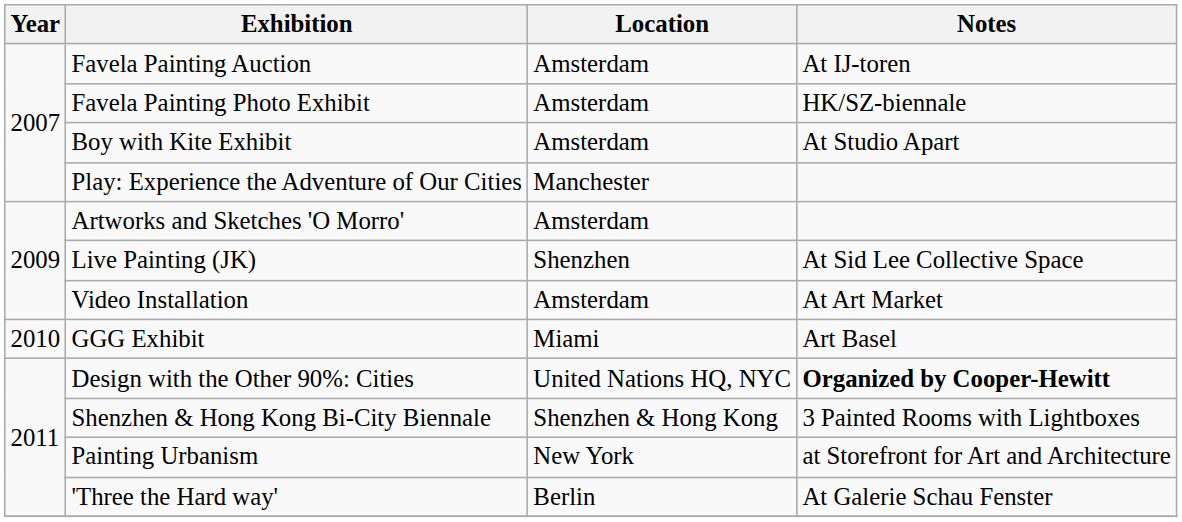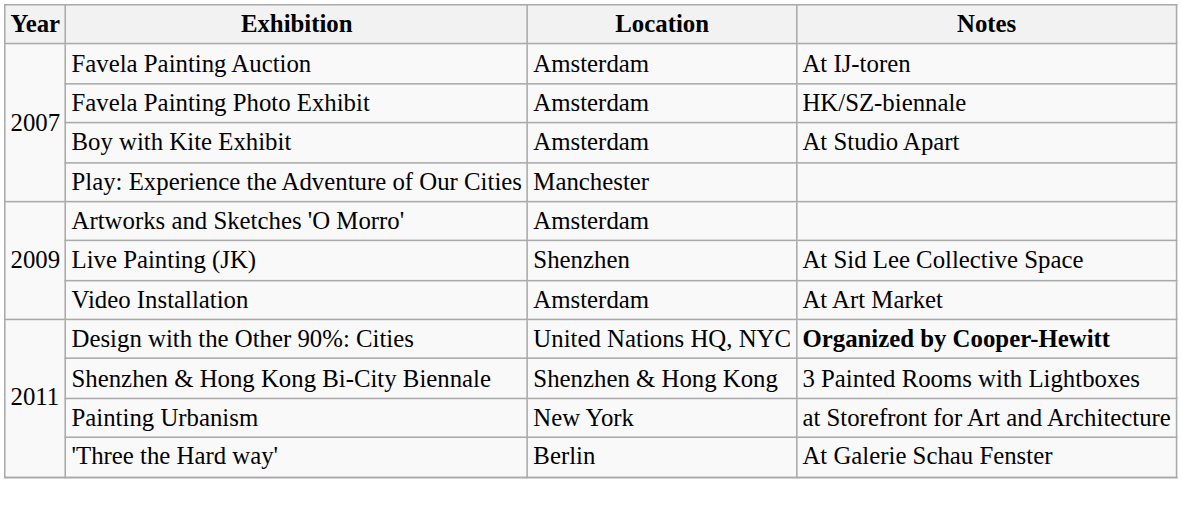- row: (138, 338)
